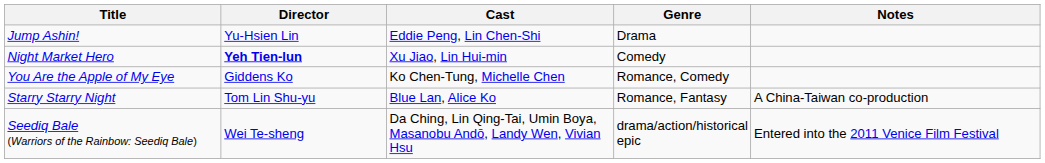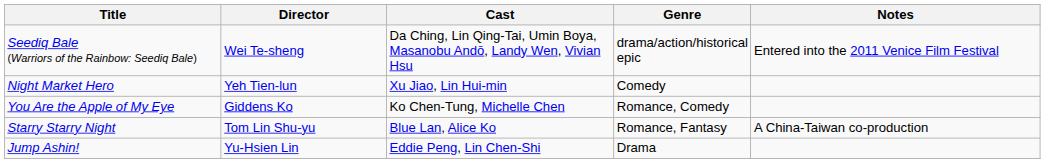rows swapped: (102, 133) <-> (43, 35)
(263, 56) bold -> (260, 86) normal
